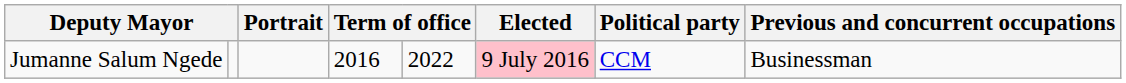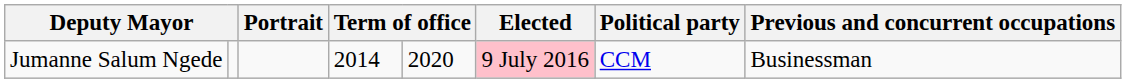(357, 59) 2016 -> (357, 59) 2014
(431, 59) 2022 -> (431, 59) 2020
